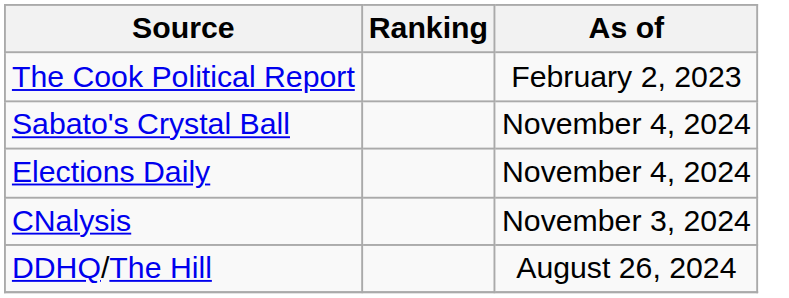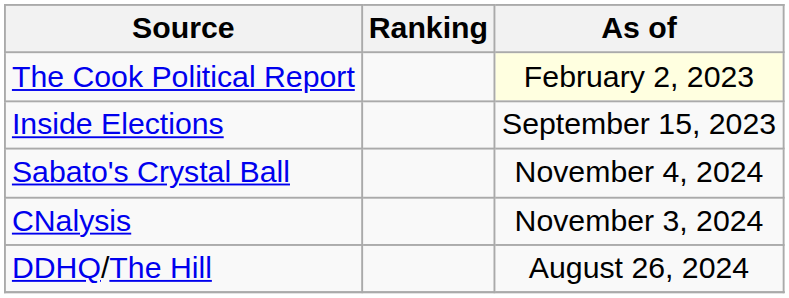(626, 76) no background -> (639, 76) lightyellow background
+ row: (118, 124)
- row: (111, 172)
